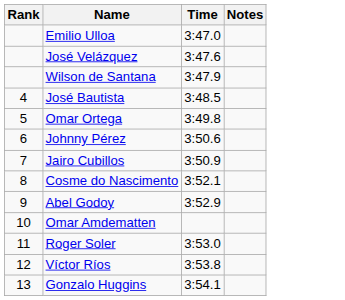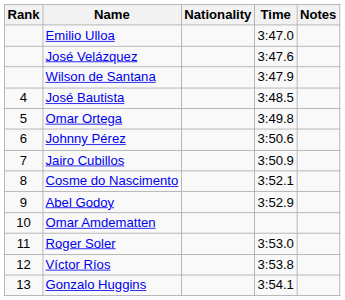+ column: (218, 14)
